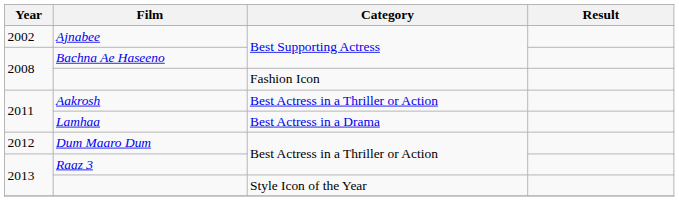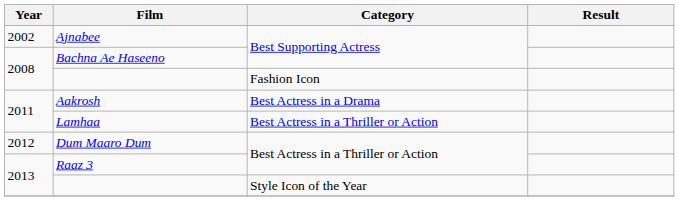(344, 100) Best Actress in a Thriller or Action -> (315, 100) Best Actress in a Drama
(315, 121) Best Actress in a Drama -> (344, 121) Best Actress in a Thriller or Action
